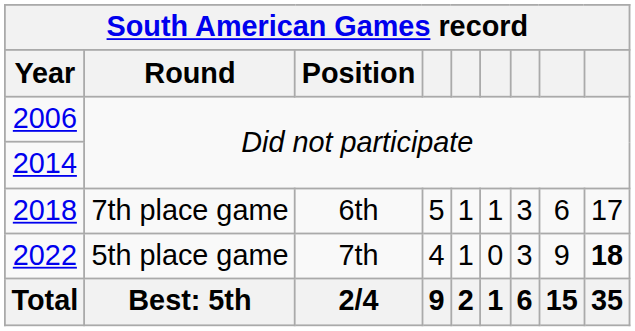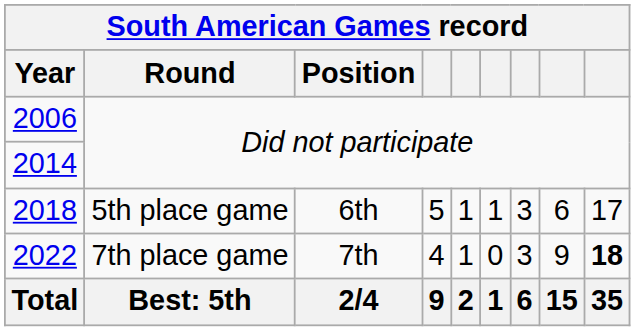(190, 210) 7th place game -> (190, 210) 5th place game
(190, 255) 5th place game -> (190, 255) 7th place game
